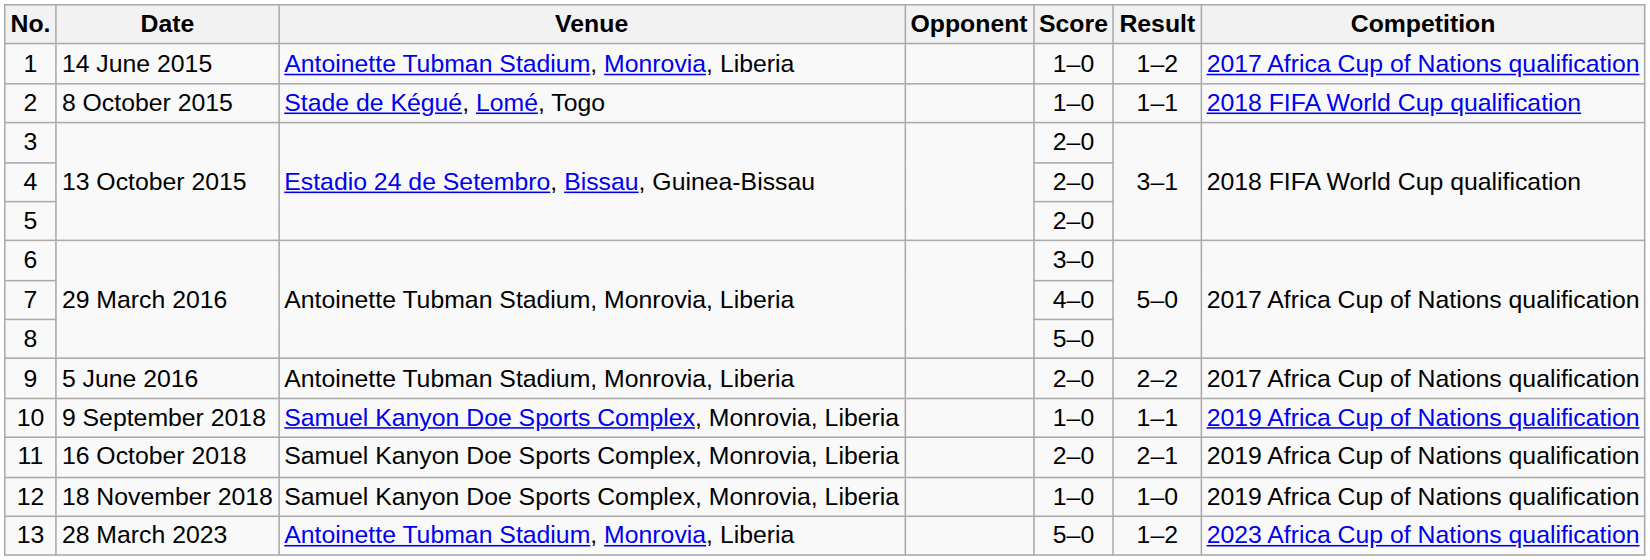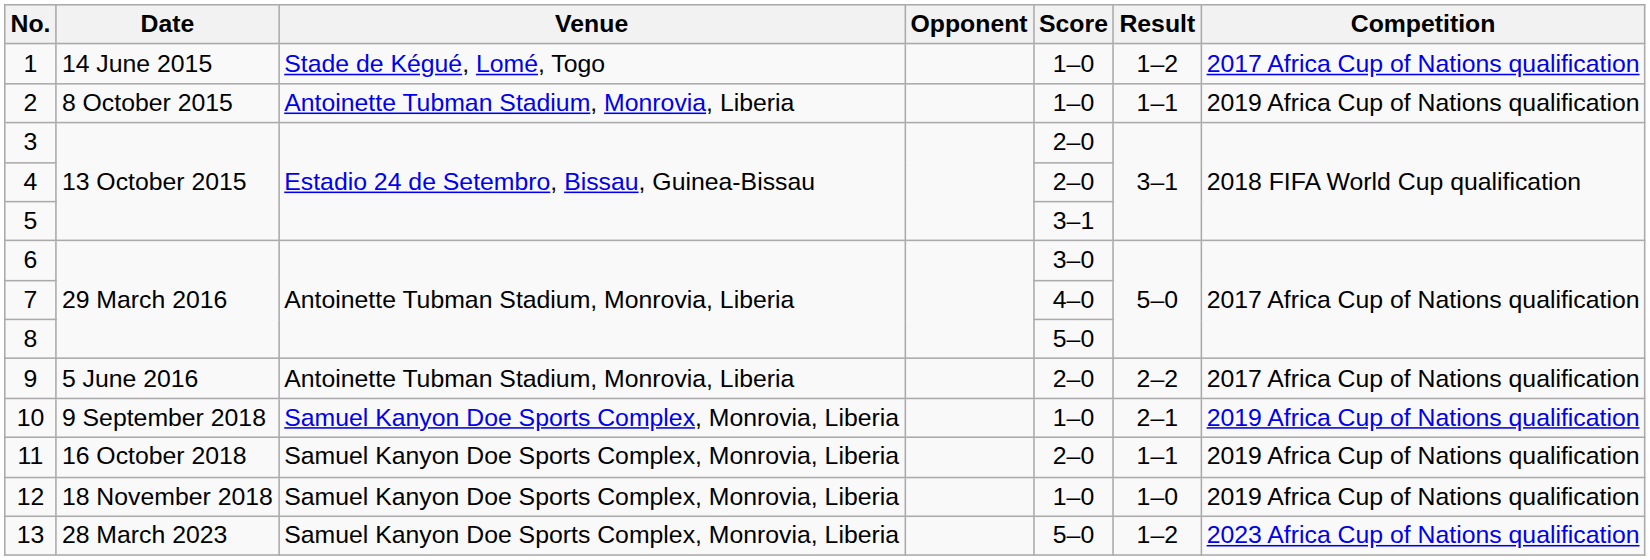(539, 63) Antoinette Tubman Stadium, Monrovia, Liberia -> (445, 63) Stade de Kégué, Lomé, Togo
(445, 102) Stade de Kégué, Lomé, Togo -> (539, 102) Antoinette Tubman Stadium, Monrovia, Liberia
(1394, 102) 2018 FIFA World Cup qualification -> (1423, 102) 2019 Africa Cup of Nations qualification
(1073, 220) 2–0 -> (1073, 220) 3–1
(1157, 417) 1–1 -> (1157, 417) 2–1
(1157, 456) 2–1 -> (1157, 456) 1–1
(539, 535) Antoinette Tubman Stadium, Monrovia, Liberia -> (592, 535) Samuel Kanyon Doe Sports Complex, Monrovia, Liberia
